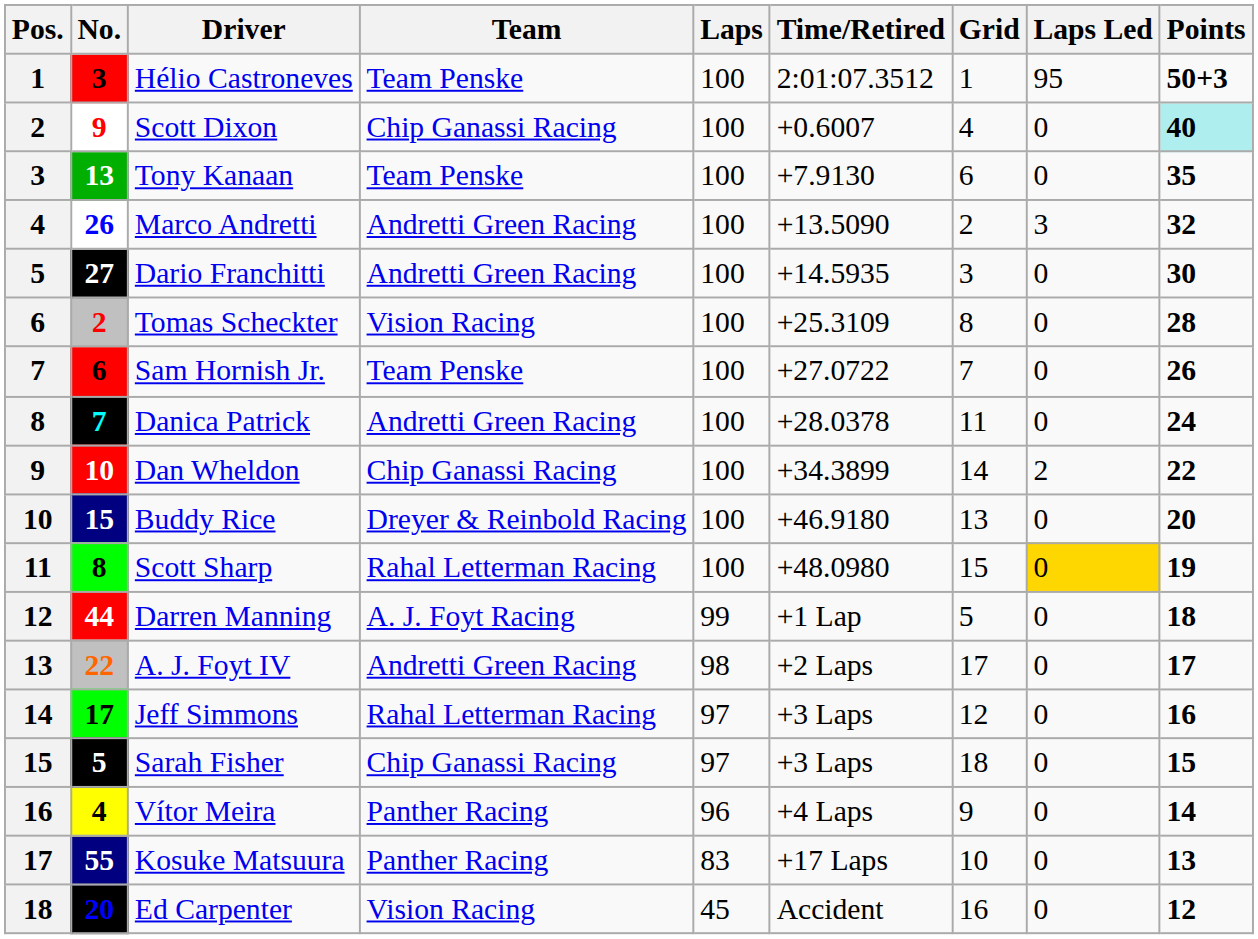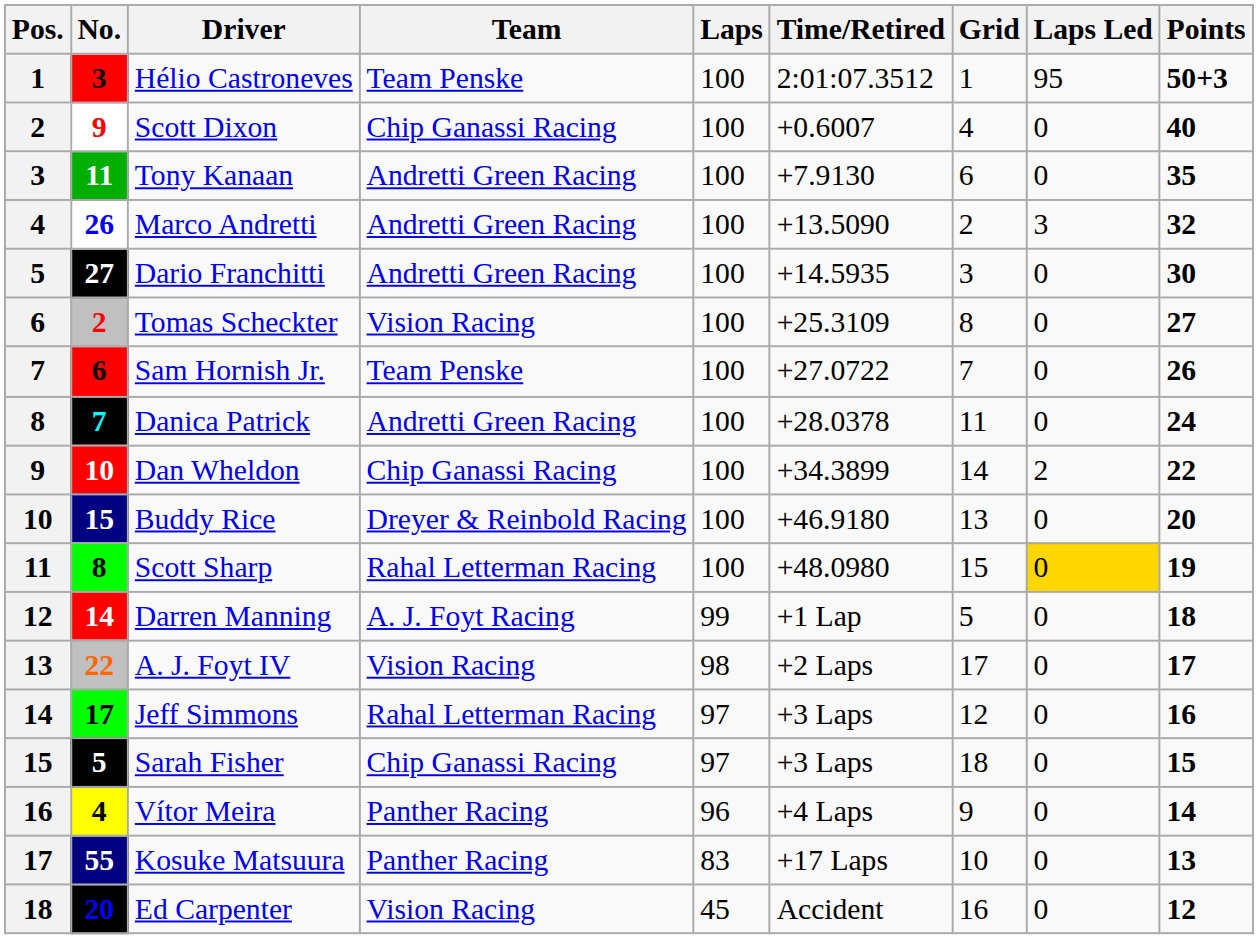(1181, 126) paleturquoise background -> (1181, 126) no background
(99, 175) 13 -> (99, 175) 11
(445, 175) Team Penske -> (501, 175) Andretti Green Racing
(1181, 322) 28 -> (1181, 322) 27
(99, 615) 44 -> (99, 615) 14
(501, 664) Andretti Green Racing -> (451, 664) Vision Racing
